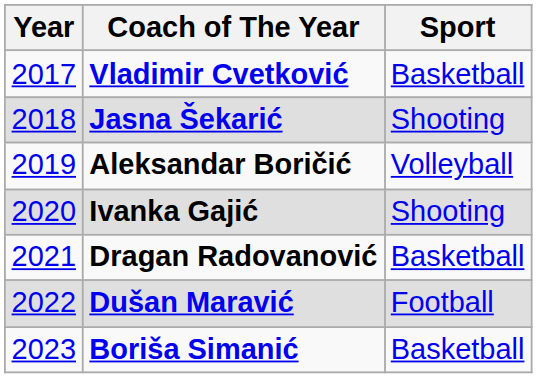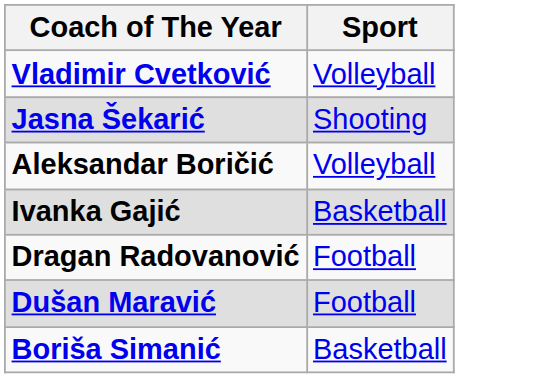- column: (44, 27)
(458, 73) Basketball -> (374, 73) Volleyball
(448, 211) Shooting -> (380, 211) Basketball
(458, 257) Basketball -> (365, 257) Football
